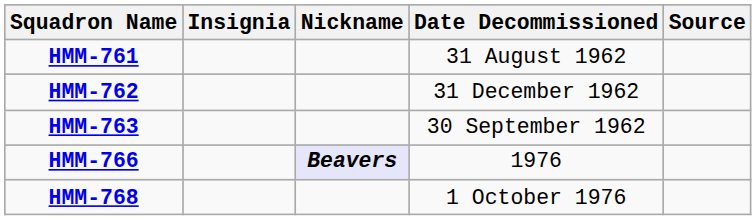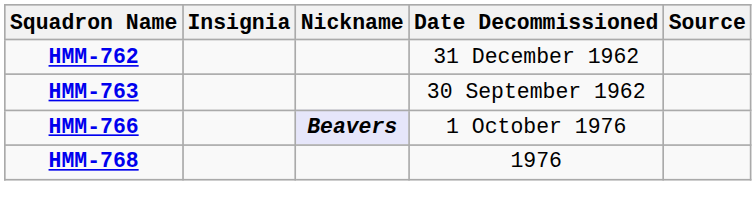- row: (94, 57)
(536, 162) 1976 -> (536, 127) 1 October 1976
(536, 197) 1 October 1976 -> (536, 162) 1976
